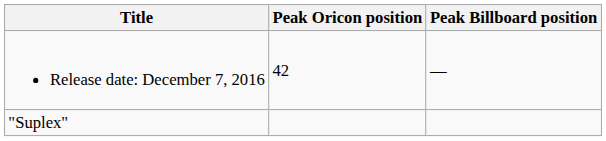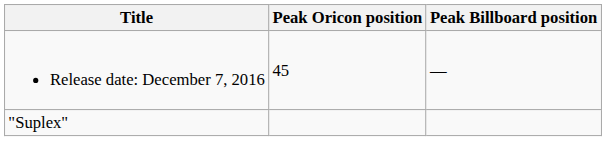(281, 70) 42 -> (281, 70) 45
